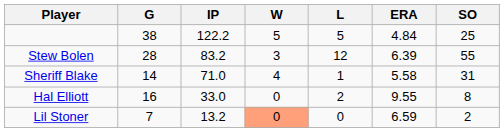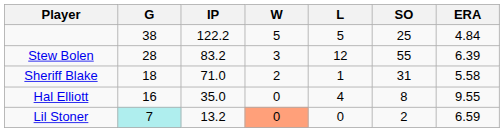columns swapped: (404, 14) <-> (468, 14)
(149, 76) 14 -> (149, 76) 18
(277, 76) 4 -> (277, 76) 2
(213, 96) 33.0 -> (213, 96) 35.0
(340, 96) 2 -> (340, 96) 4
(149, 117) no background -> (149, 117) paleturquoise background
